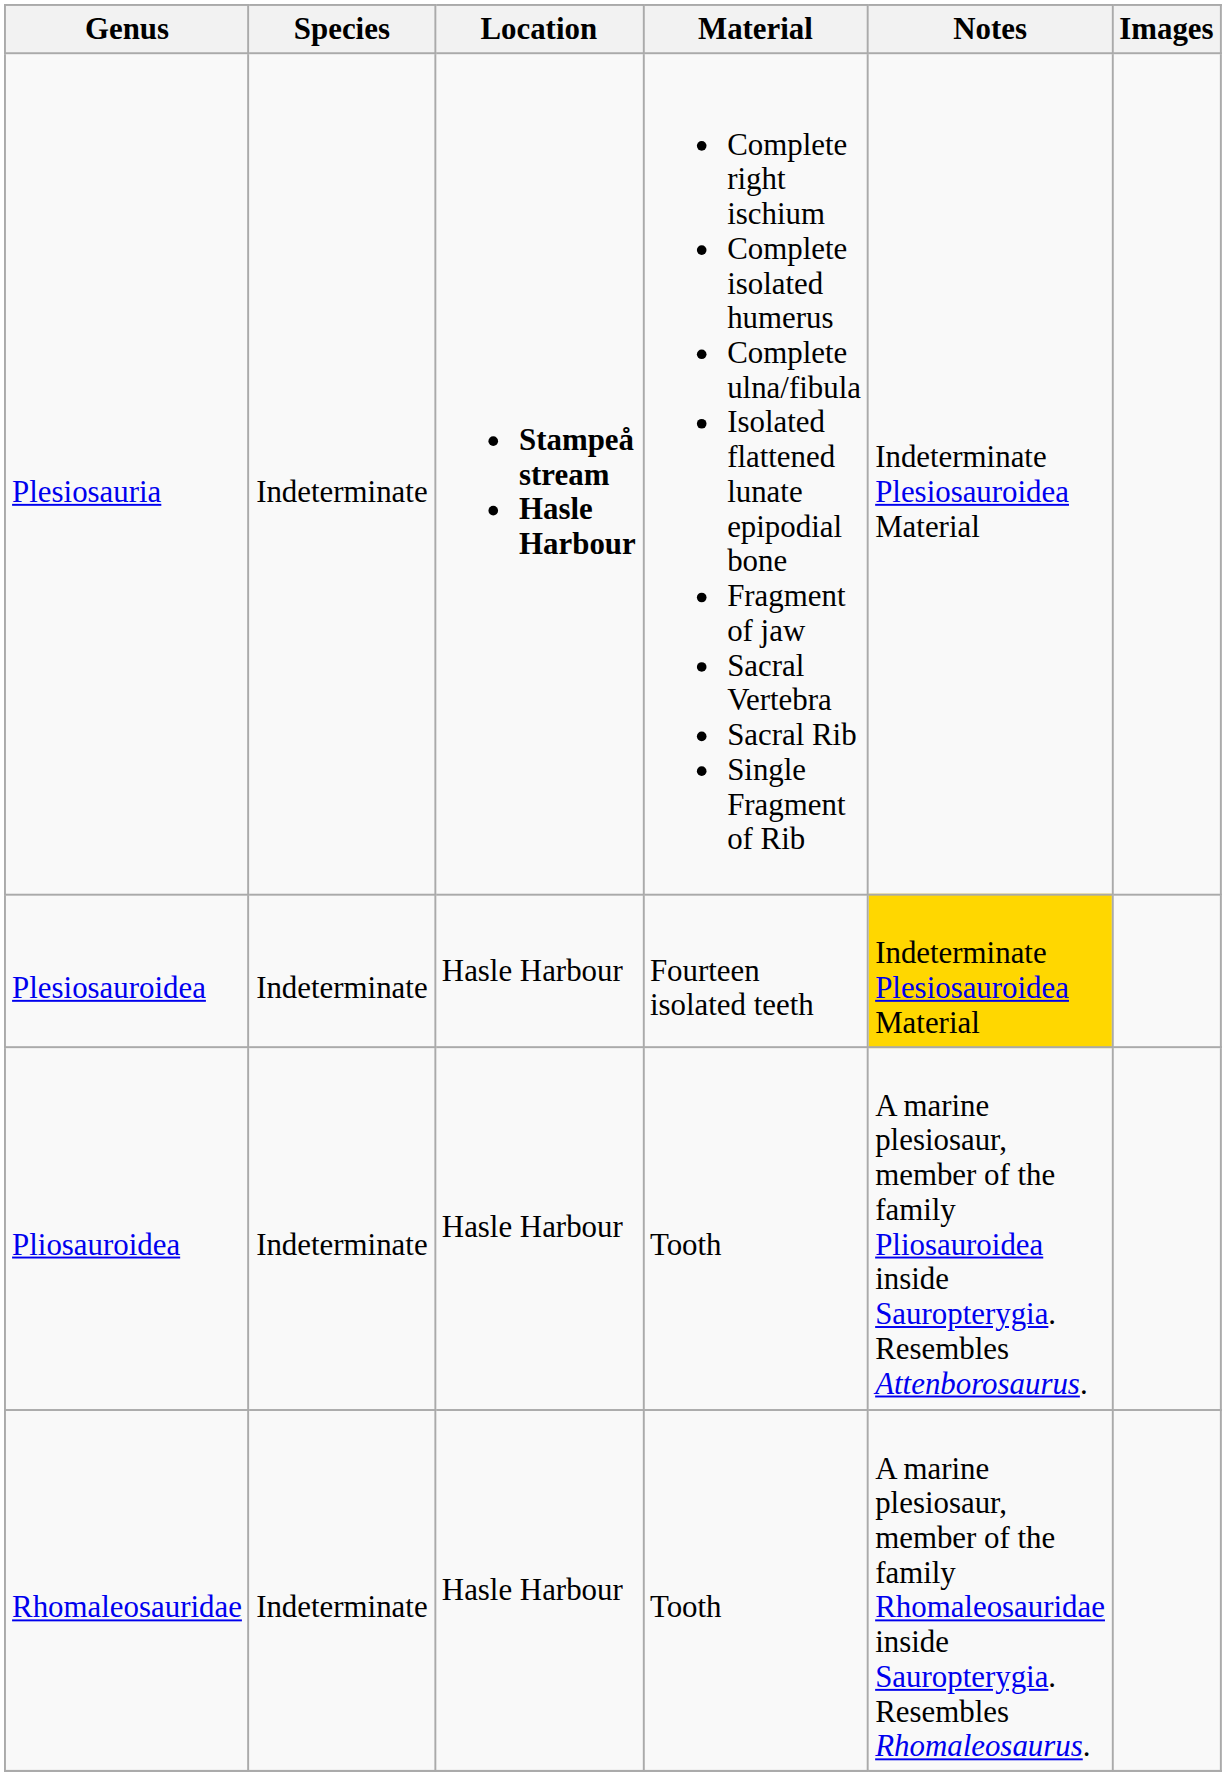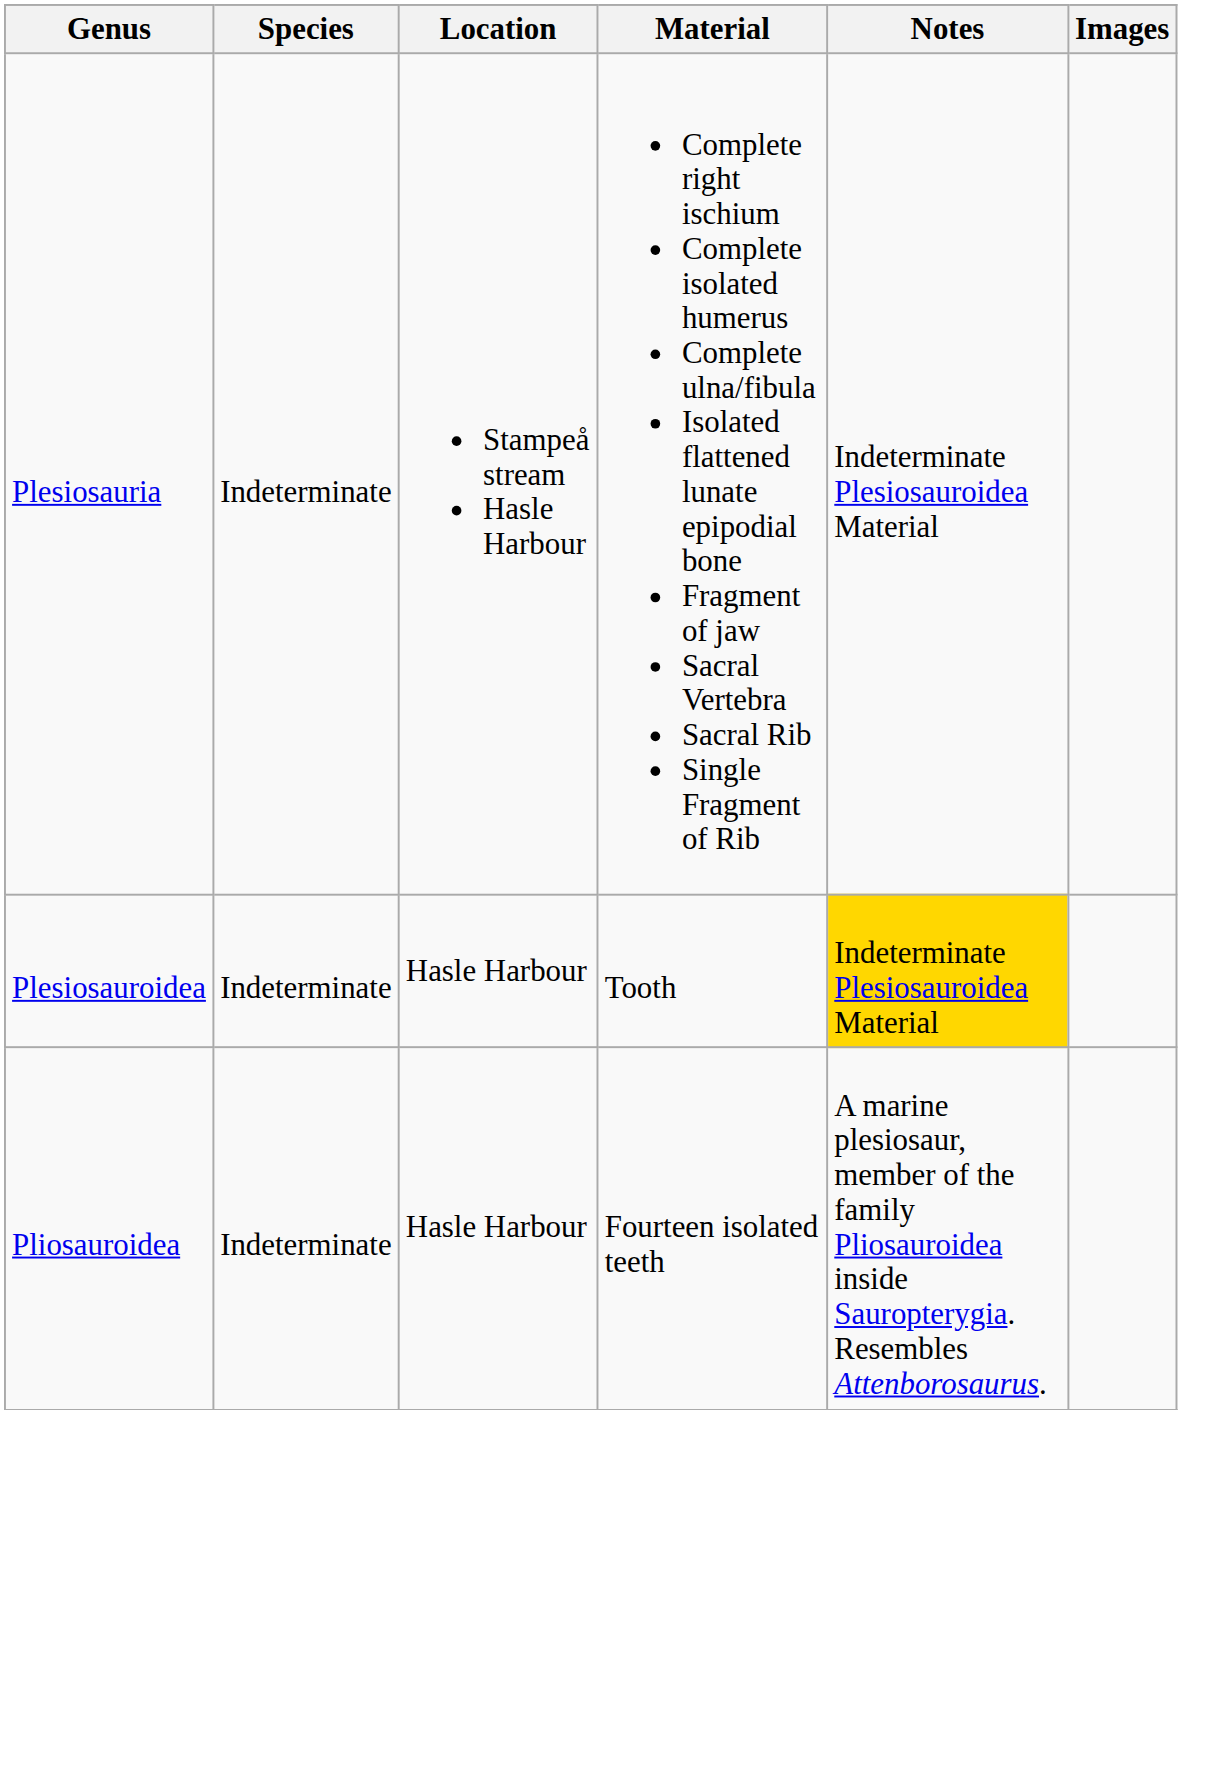(539, 491) bold -> (498, 491) normal
(732, 987) Fourteen isolated teeth -> (641, 987) Tooth
(686, 1245) Tooth -> (711, 1245) Fourteen isolated teeth
- row: (127, 1606)
